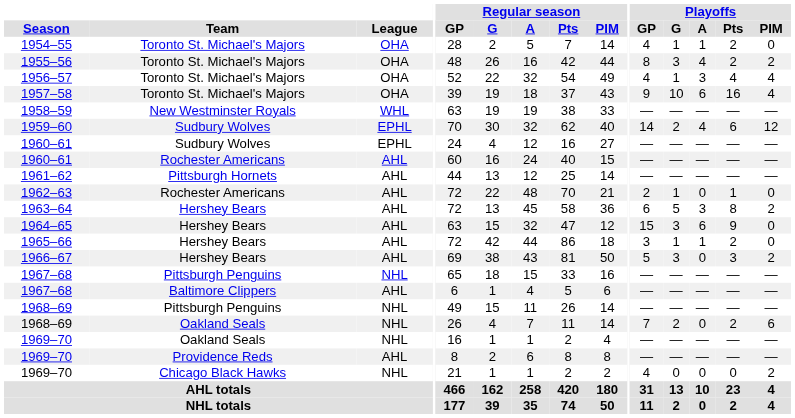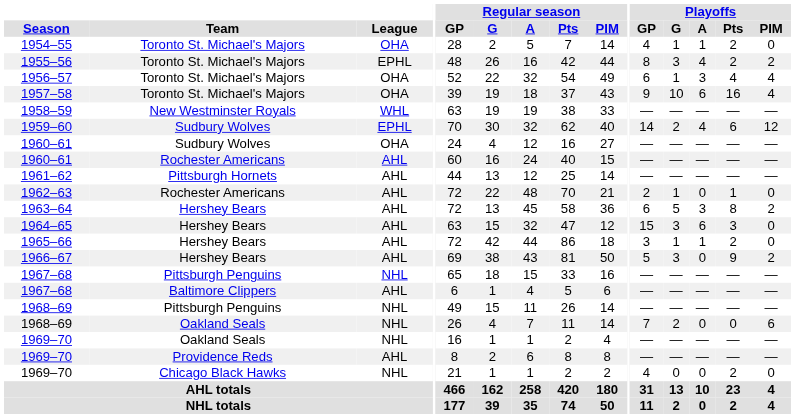(395, 61) OHA -> (395, 61) EPHL
(647, 77) 4 -> (647, 77) 6
(395, 143) EPHL -> (395, 143) OHA
(733, 225) 9 -> (733, 225) 3
(733, 258) 3 -> (733, 258) 9
(733, 323) 2 -> (733, 323) 0
(733, 373) 0 -> (733, 373) 2
(771, 373) 2 -> (771, 373) 0
